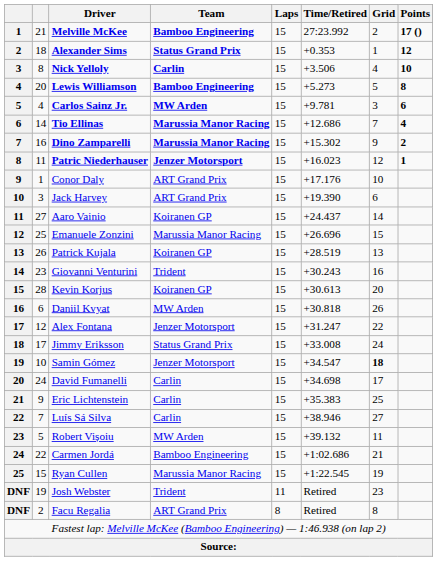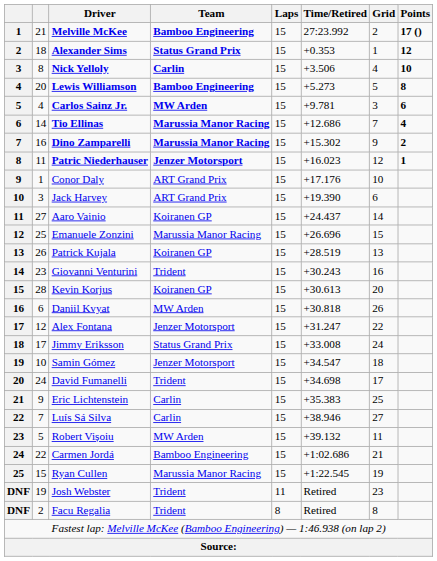(378, 362) bold -> (378, 362) normal
(167, 381) Carlin -> (169, 381) Trident
(190, 510) ART Grand Prix -> (169, 510) Trident
